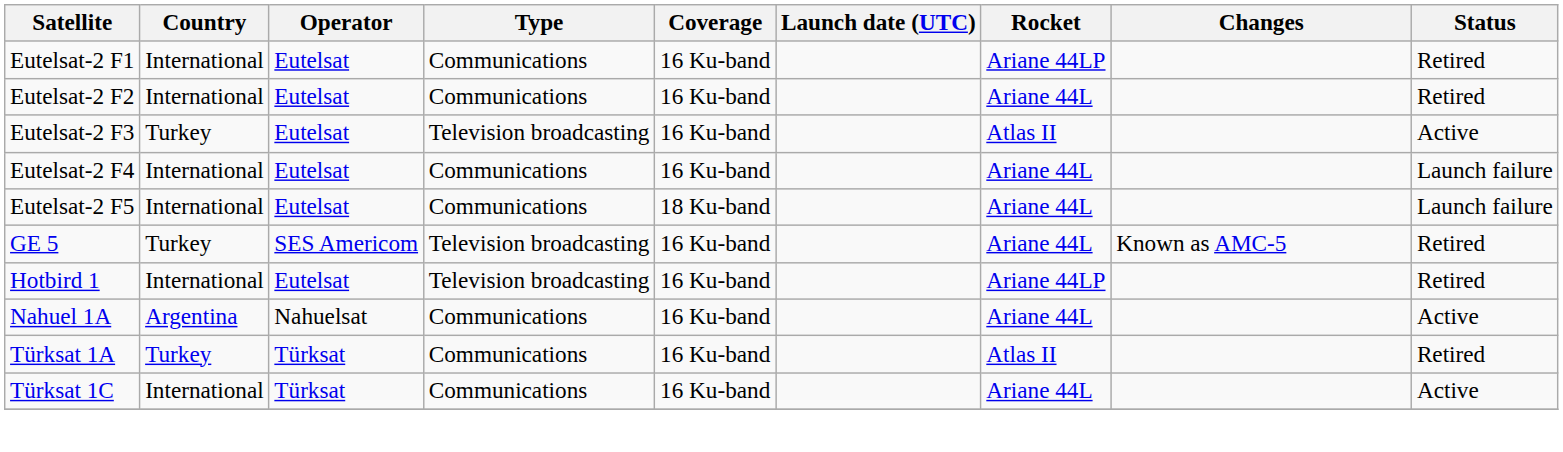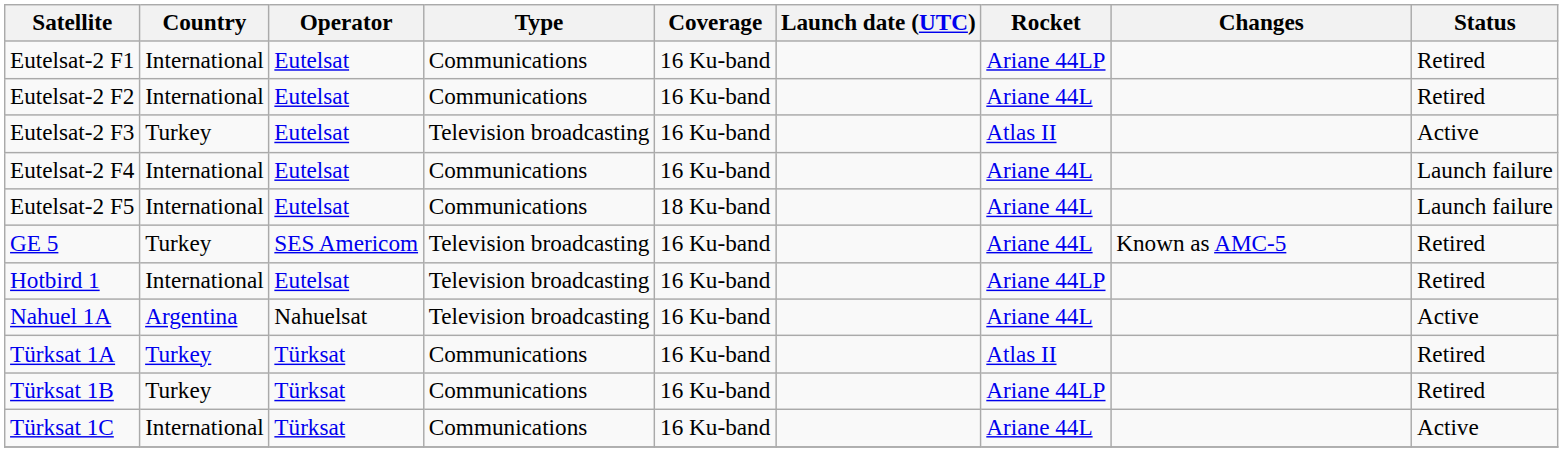(508, 317) Communications -> (539, 317) Television broadcasting
+ row: (62, 390)
